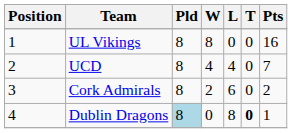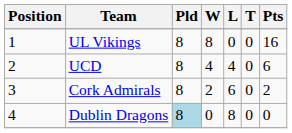(267, 66) 7 -> (267, 66) 6
(249, 115) bold -> (249, 115) normal
(267, 115) 1 -> (267, 115) 0
